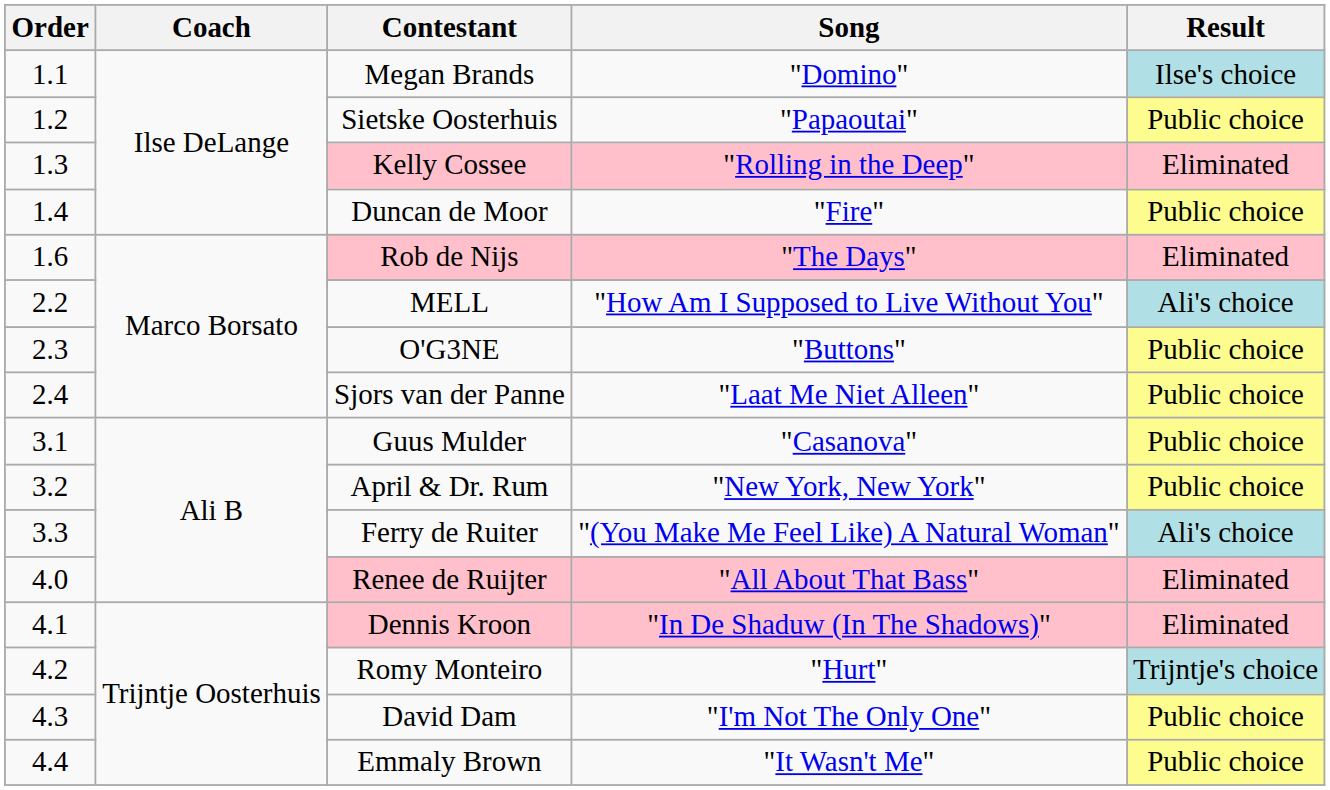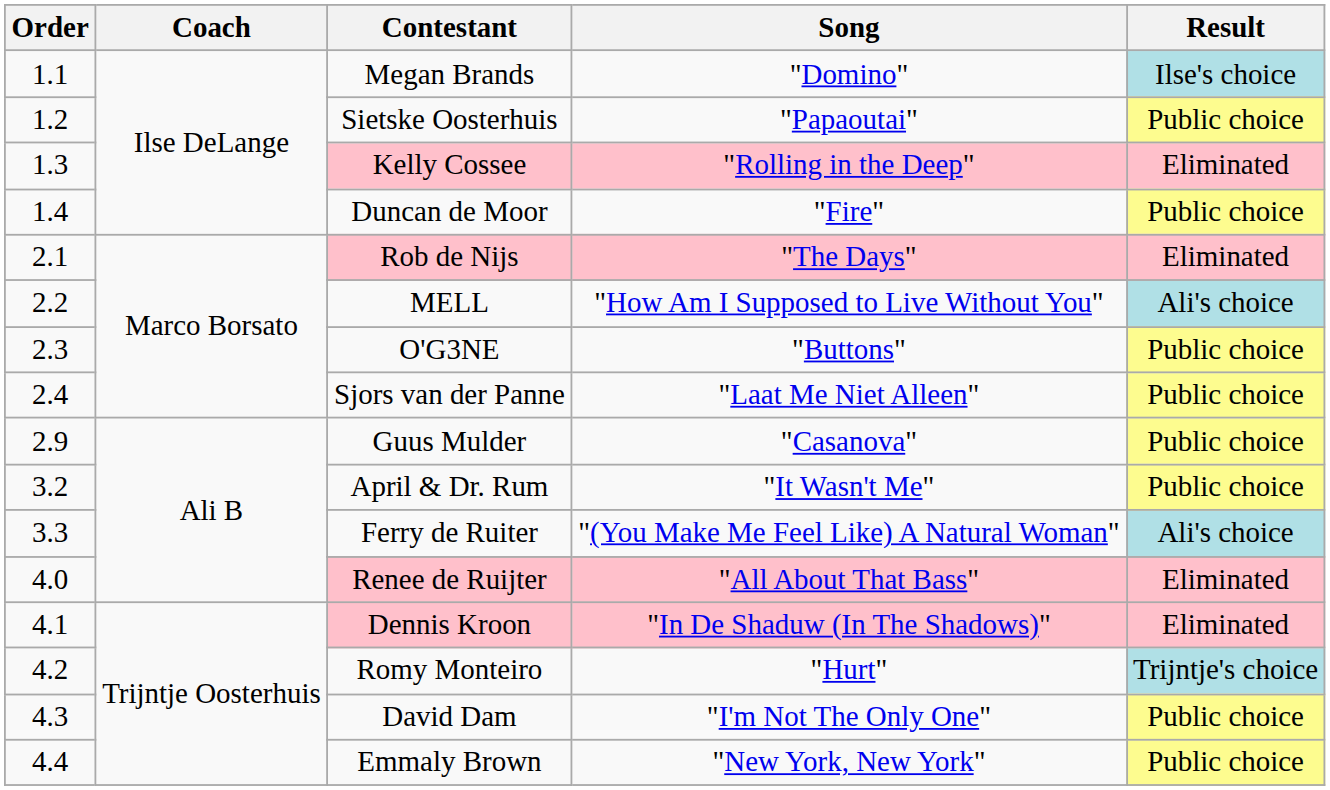(50, 257) 1.6 -> (50, 257) 2.1
(50, 440) 3.1 -> (50, 440) 2.9
(849, 486) "New York, New York" -> (849, 486) "It Wasn't Me"
(849, 762) "It Wasn't Me" -> (849, 762) "New York, New York"
